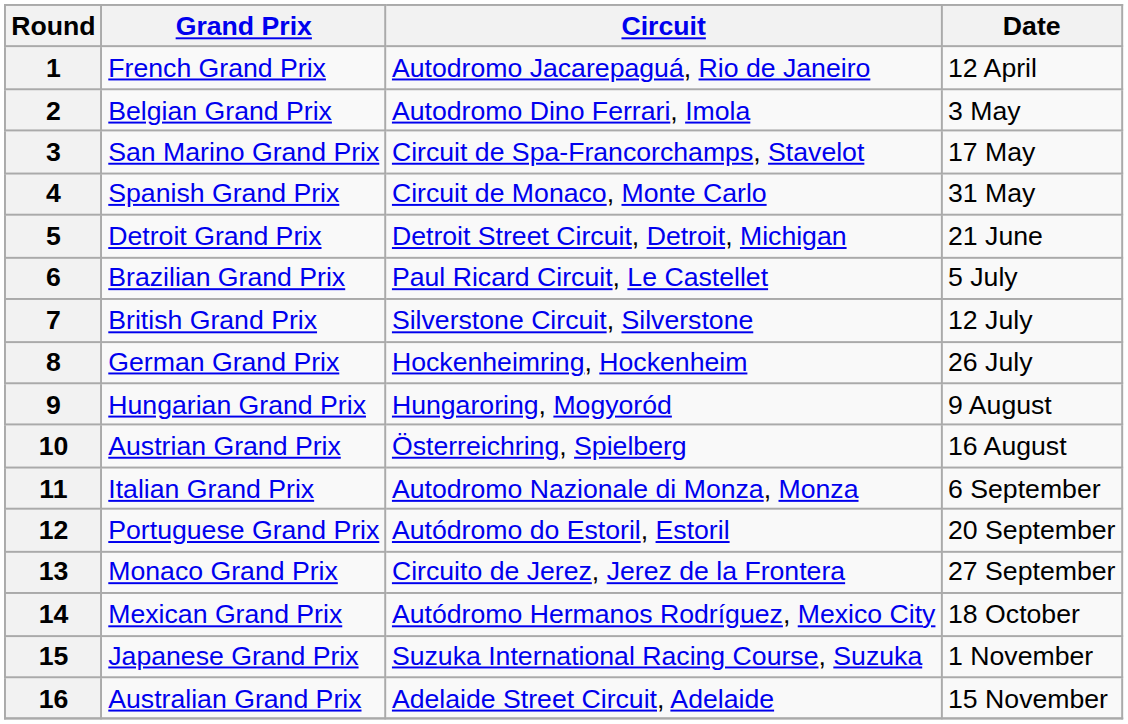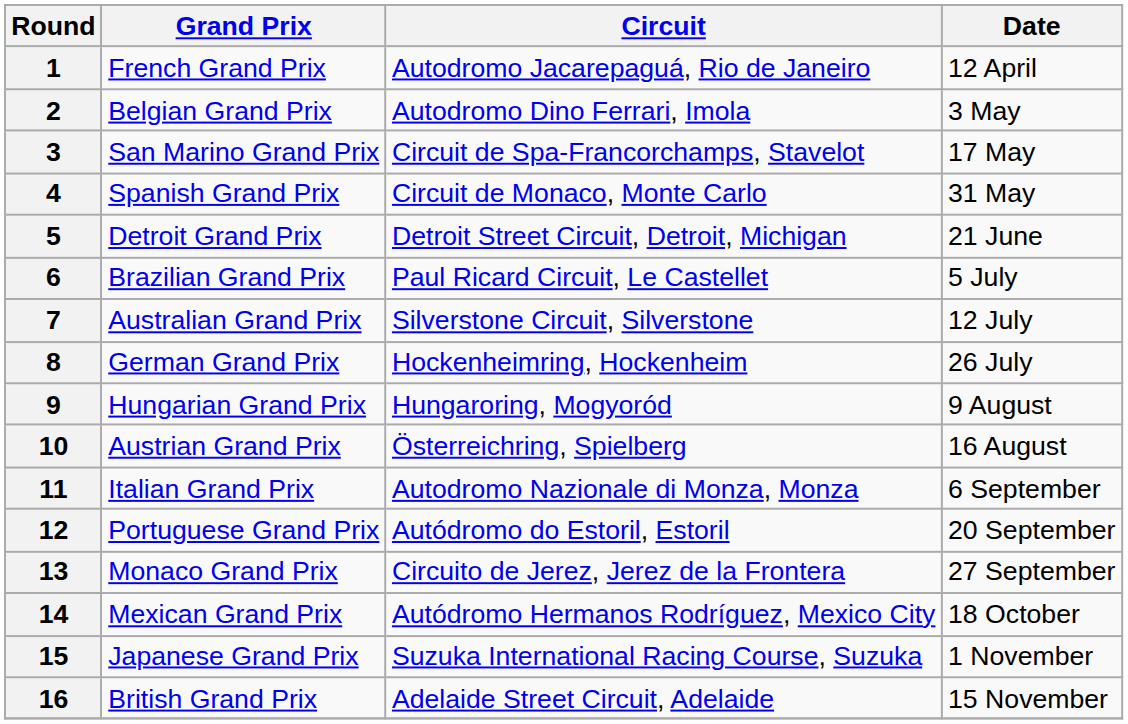(213, 320) British Grand Prix -> (235, 320) Australian Grand Prix
(235, 698) Australian Grand Prix -> (213, 698) British Grand Prix
